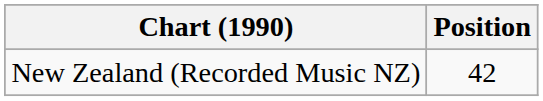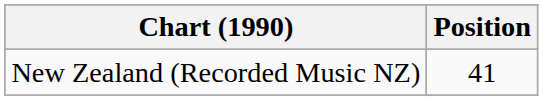(482, 71) 42 -> (482, 71) 41
